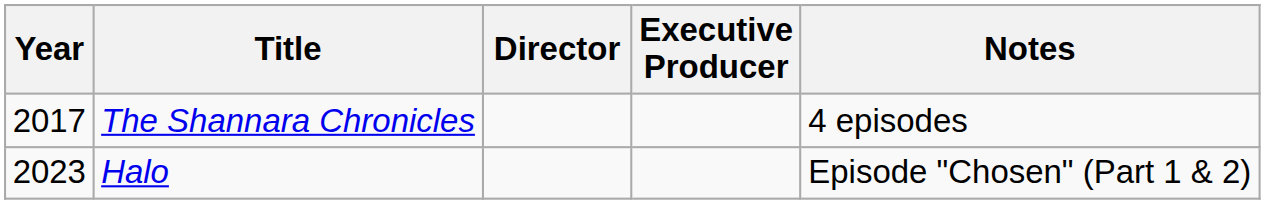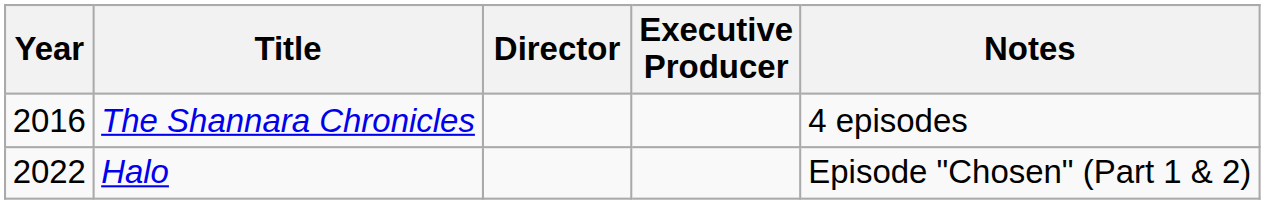(49, 119) 2017 -> (49, 119) 2016
(49, 172) 2023 -> (49, 172) 2022
